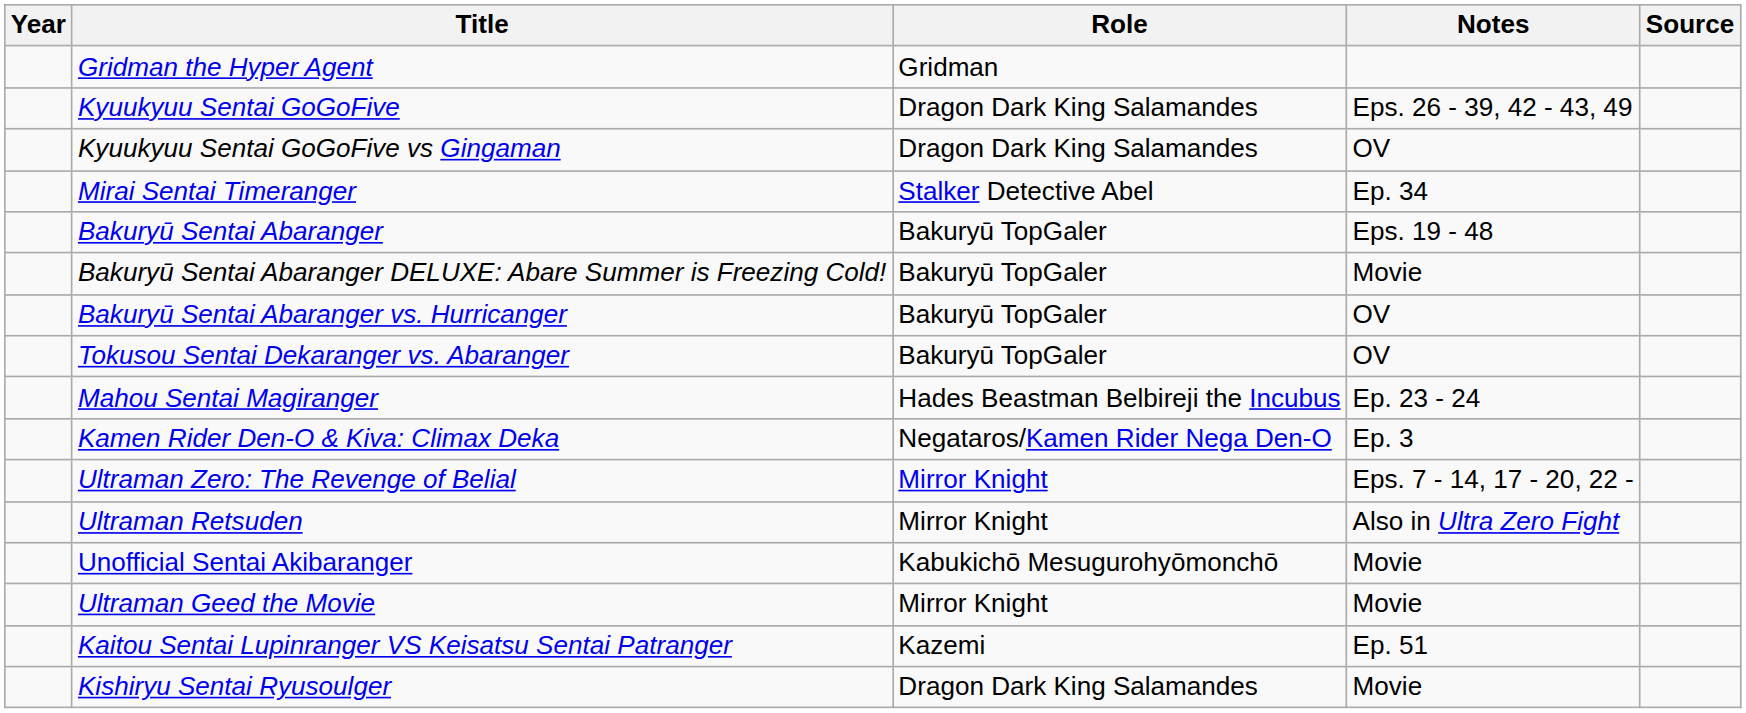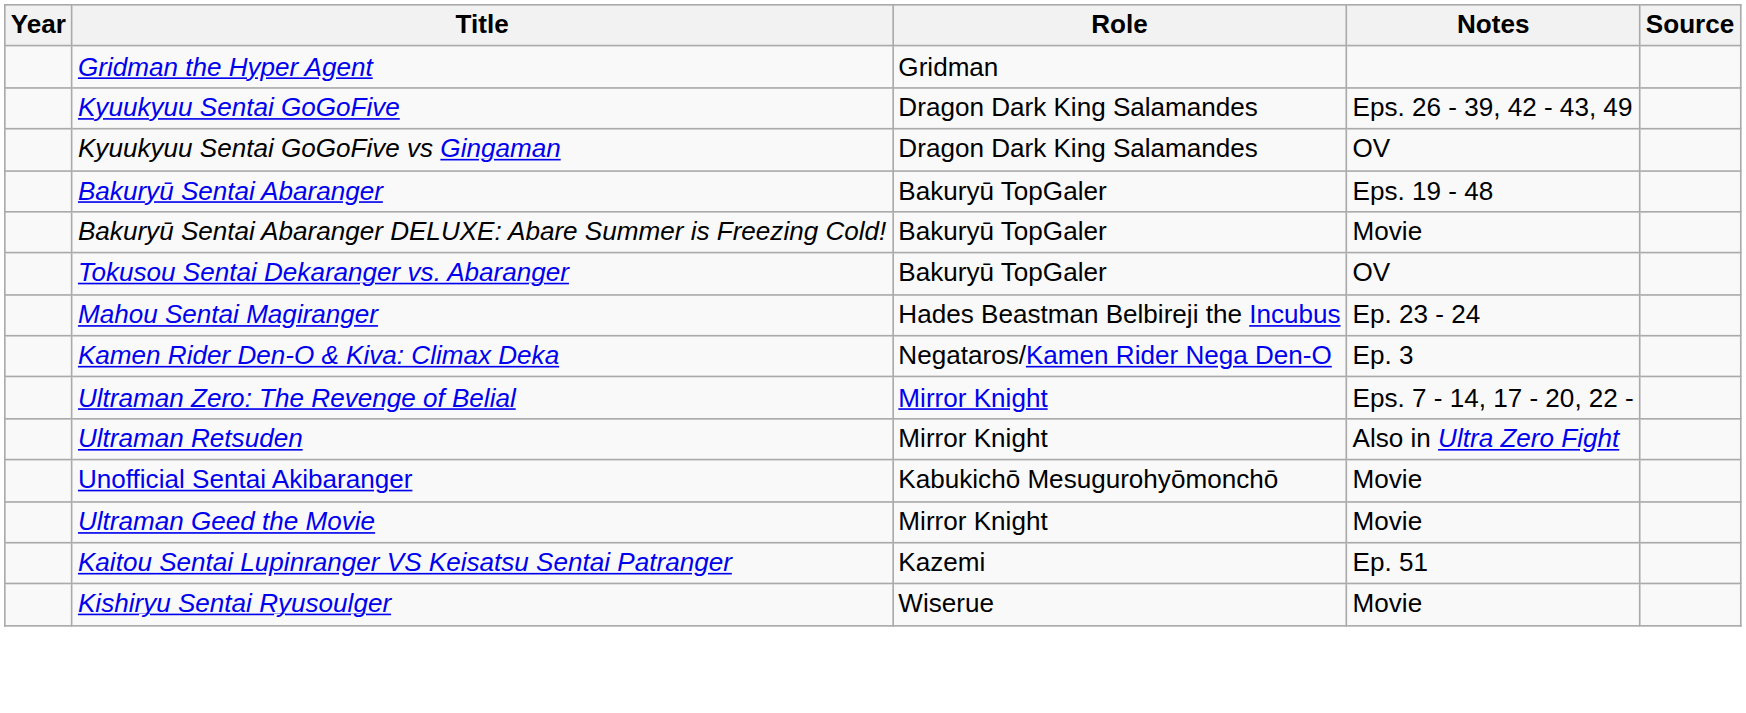- row: (217, 190)
- row: (322, 314)
(1078, 686) Dragon Dark King Salamandes -> (946, 604) Wiserue
